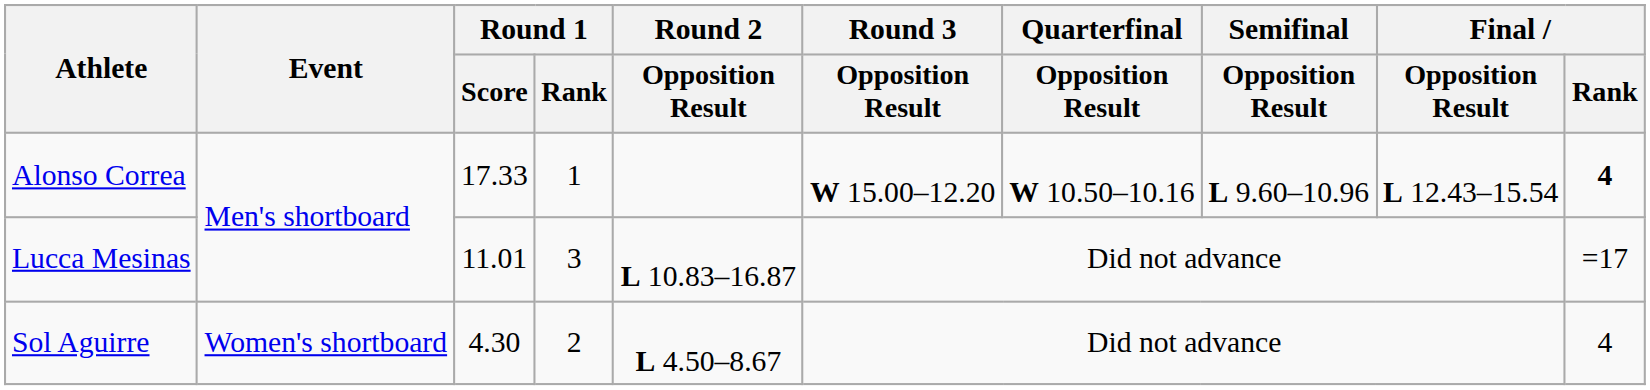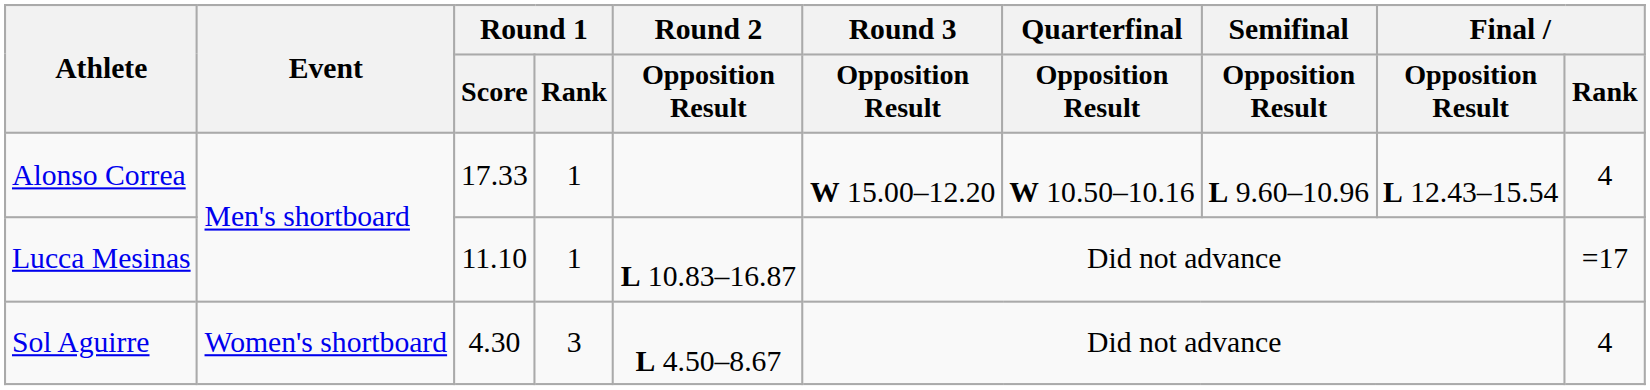(1605, 175) bold -> (1605, 175) normal
(494, 258) 11.01 -> (494, 258) 11.10
(574, 258) 3 -> (574, 258) 1
(574, 342) 2 -> (574, 342) 3
